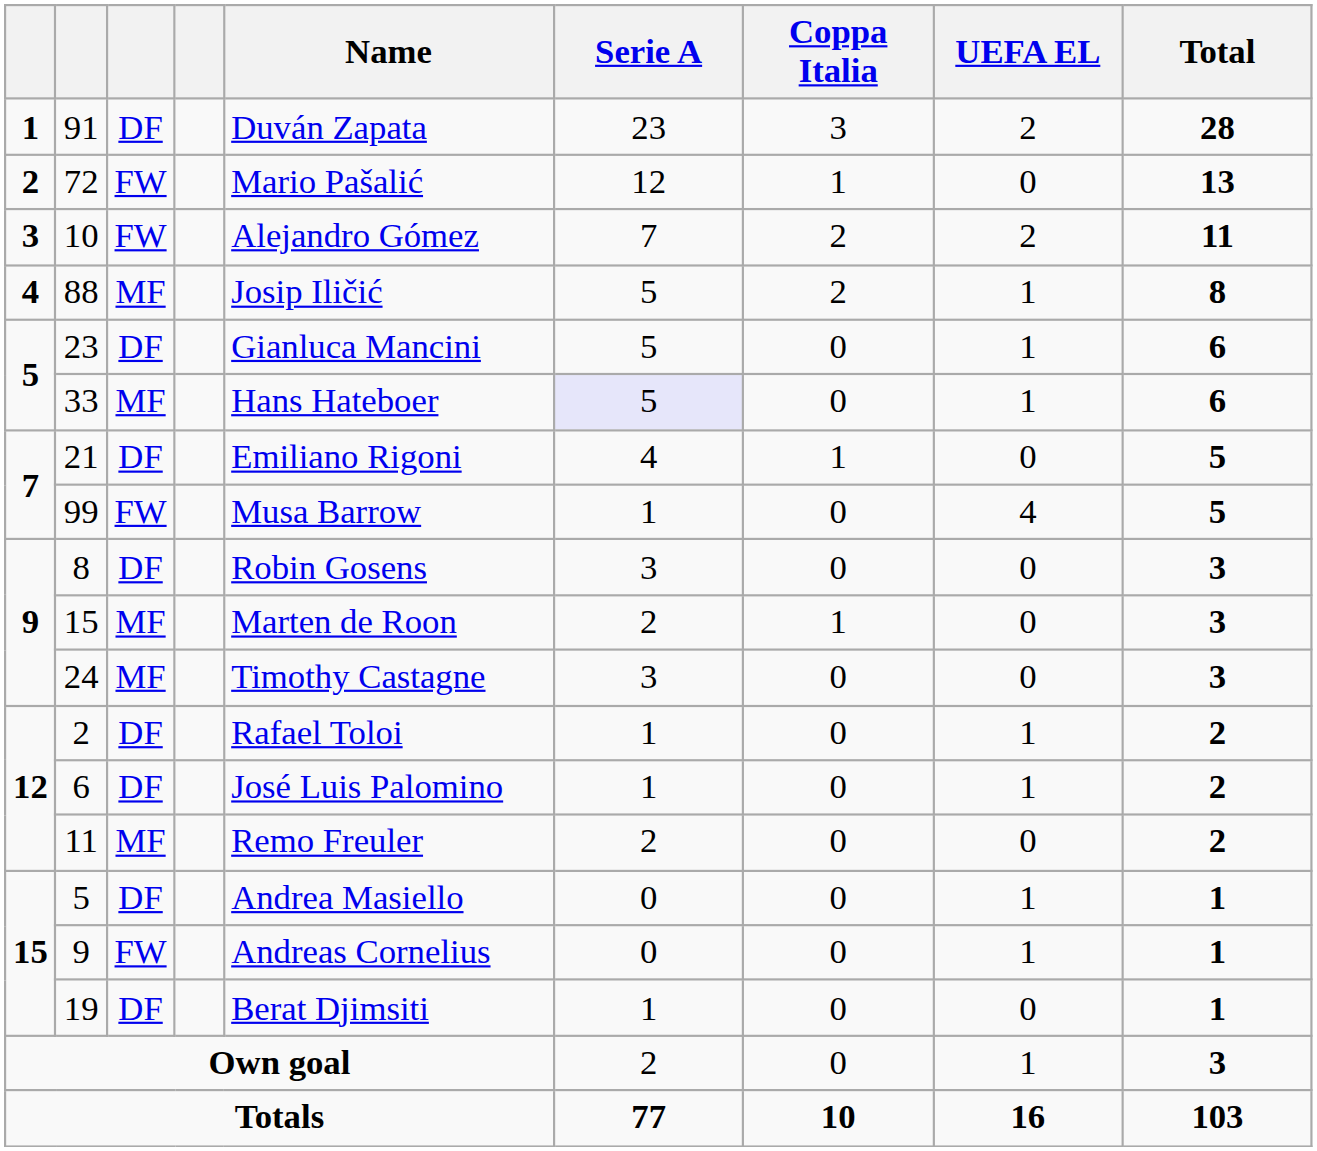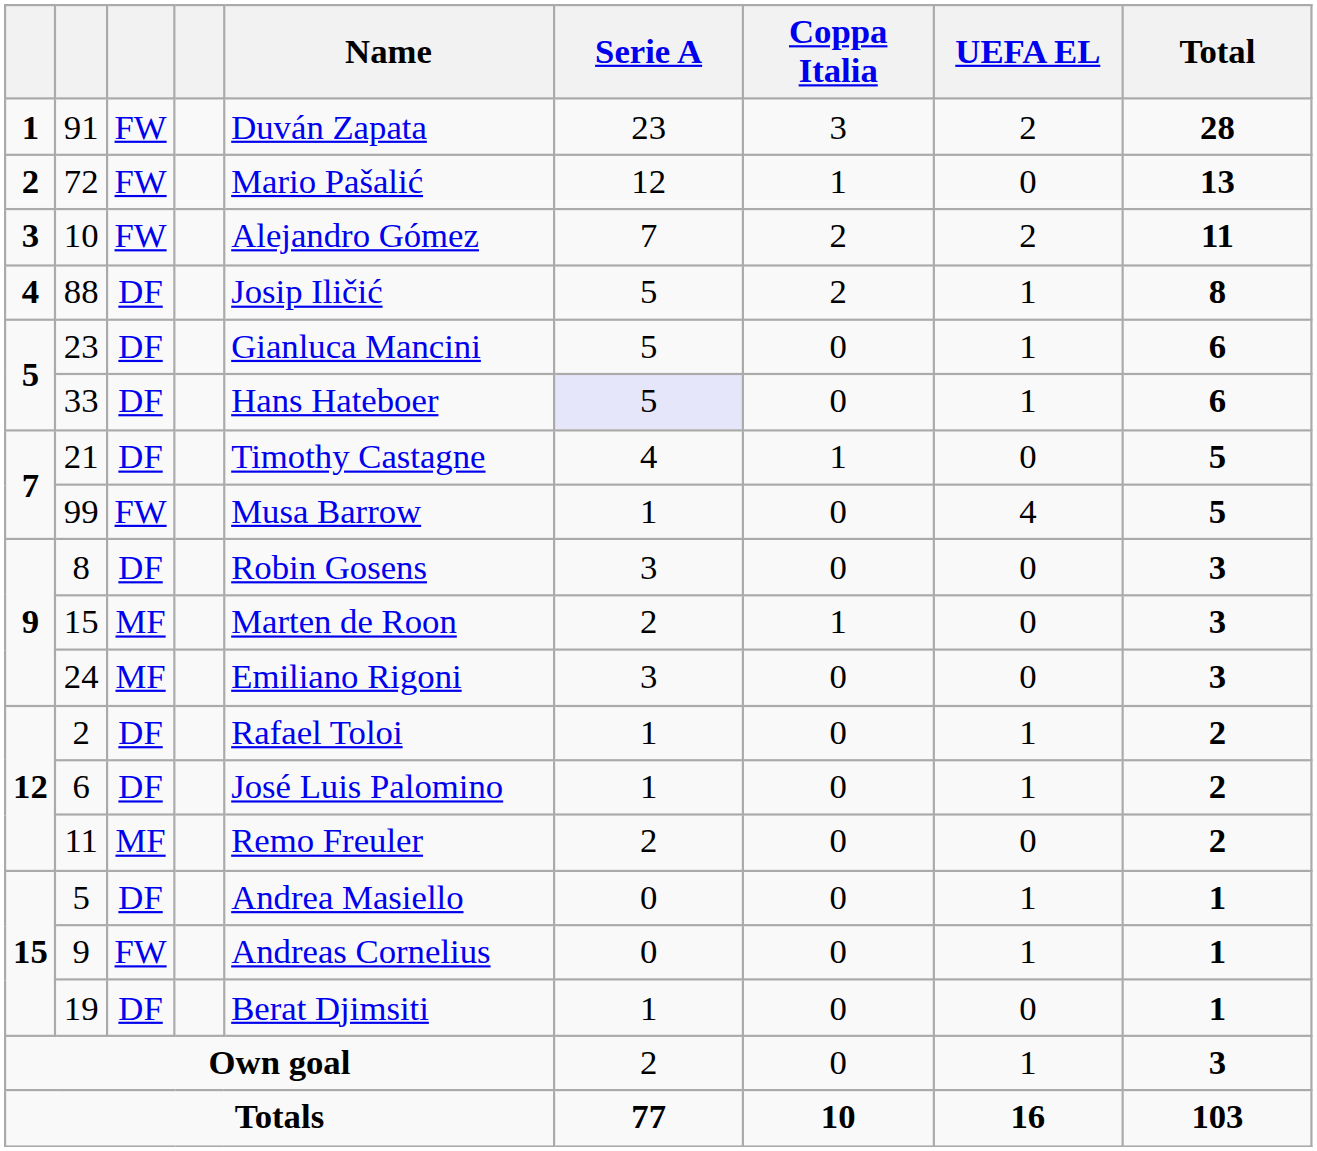(141, 126) DF -> (141, 126) FW
(141, 291) MF -> (141, 291) DF
(141, 401) MF -> (141, 401) DF
(346, 456) Emiliano Rigoni -> (358, 456) Timothy Castagne
(358, 676) Timothy Castagne -> (346, 676) Emiliano Rigoni
